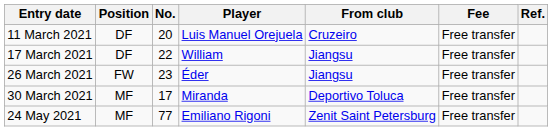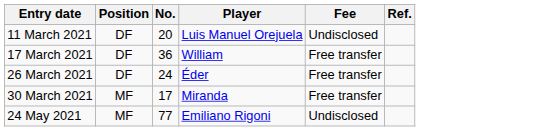- column: (372, 14)
(478, 34) Free transfer -> (343, 34) Undisclosed
(165, 55) 22 -> (165, 55) 36
(124, 75) FW -> (124, 75) DF
(165, 75) 23 -> (165, 75) 24
(478, 116) Free transfer -> (343, 116) Undisclosed
